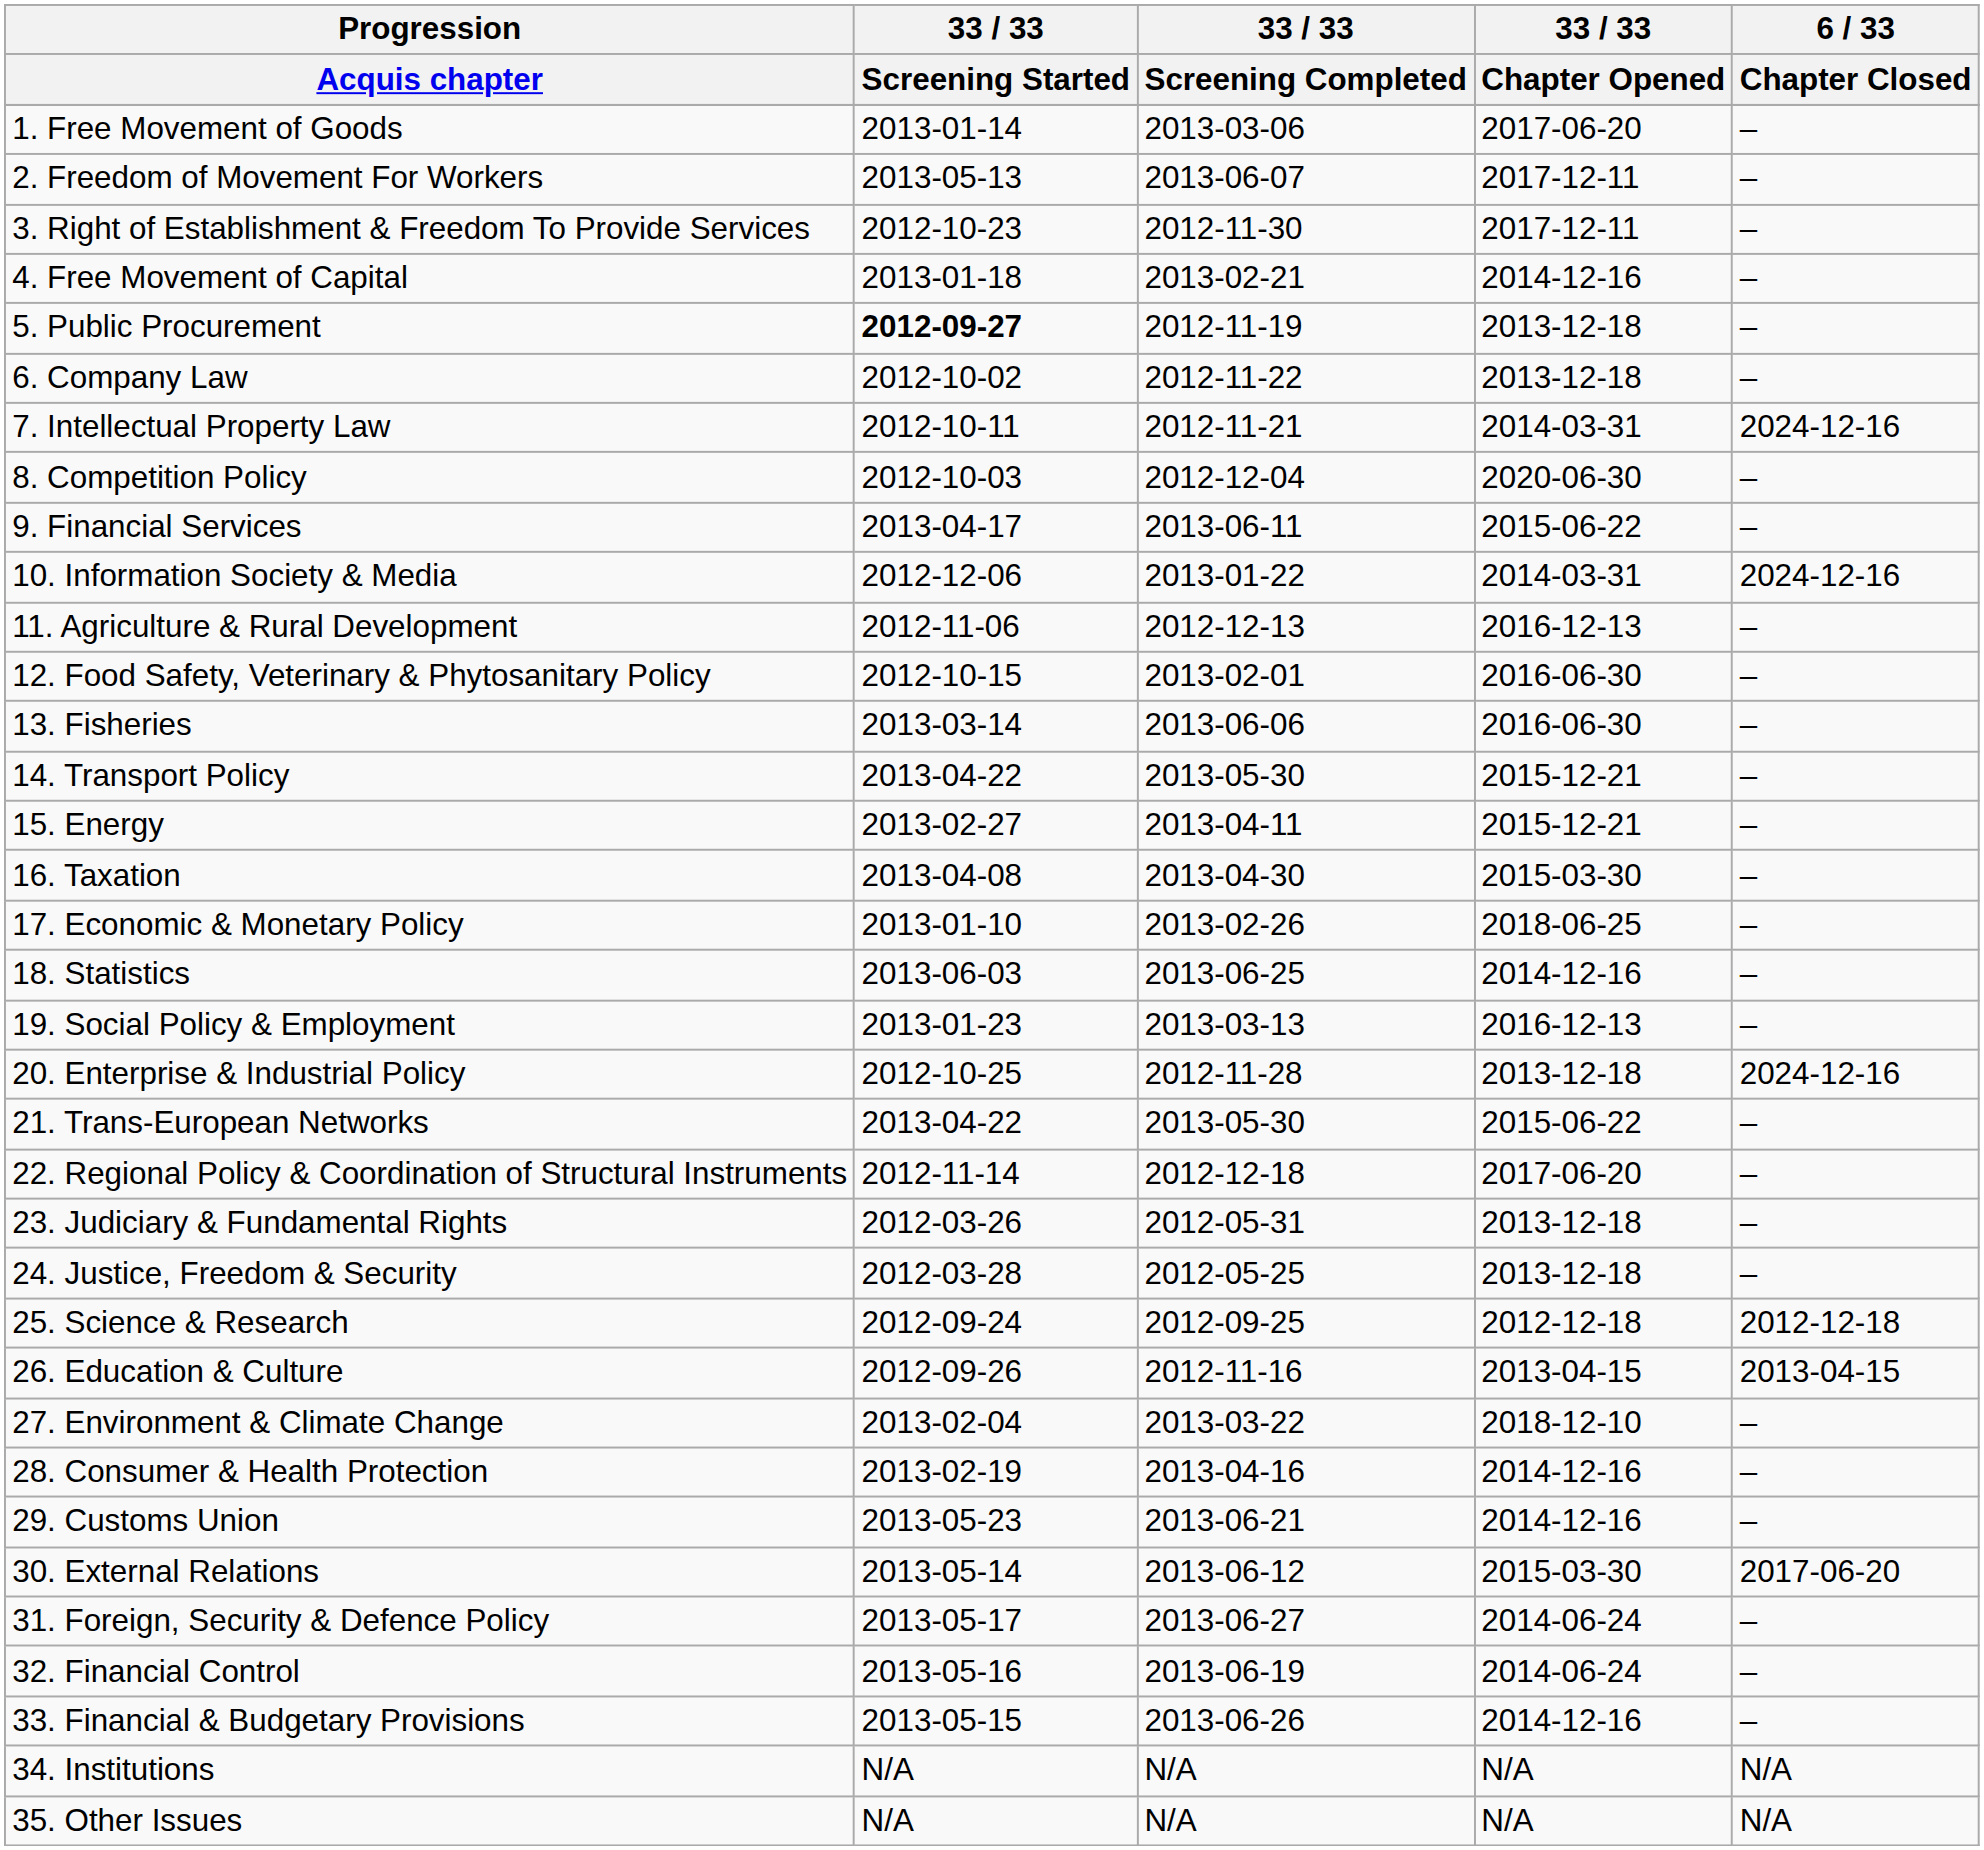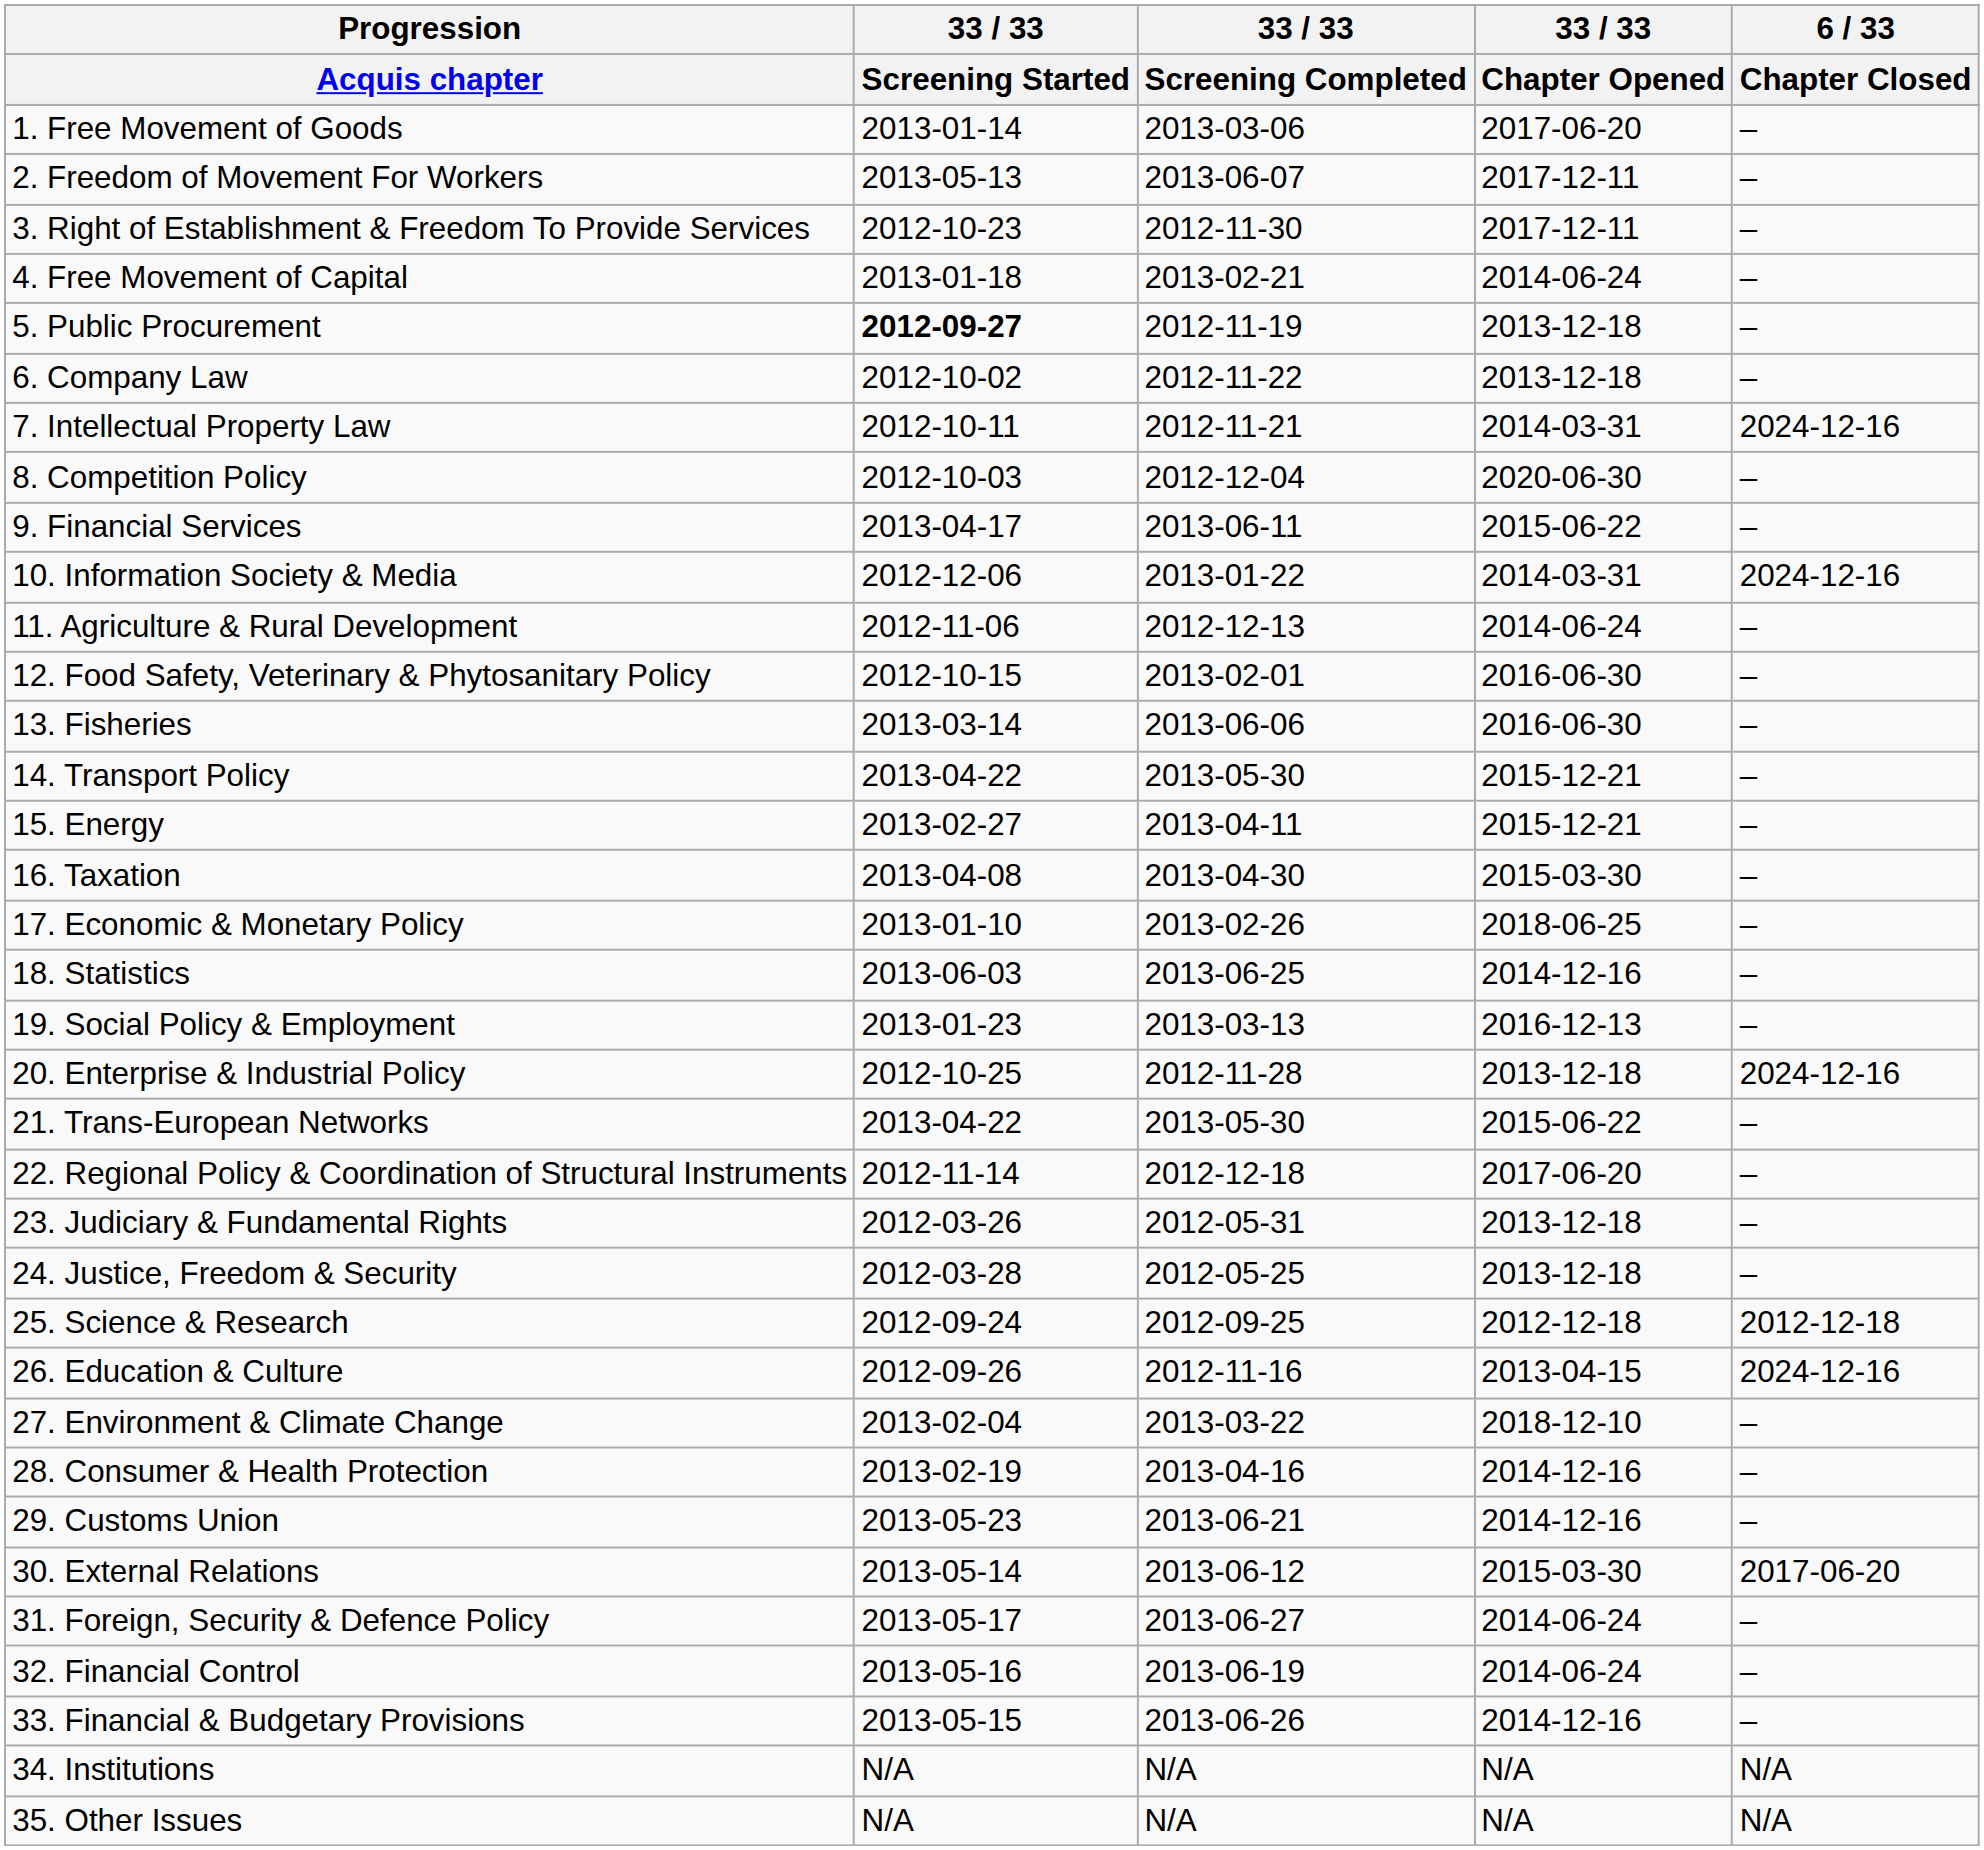(1562, 278) 2014-12-16 -> (1562, 278) 2014-06-24
(1562, 626) 2016-12-13 -> (1562, 626) 2014-06-24
(1820, 1372) 2013-04-15 -> (1820, 1372) 2024-12-16
